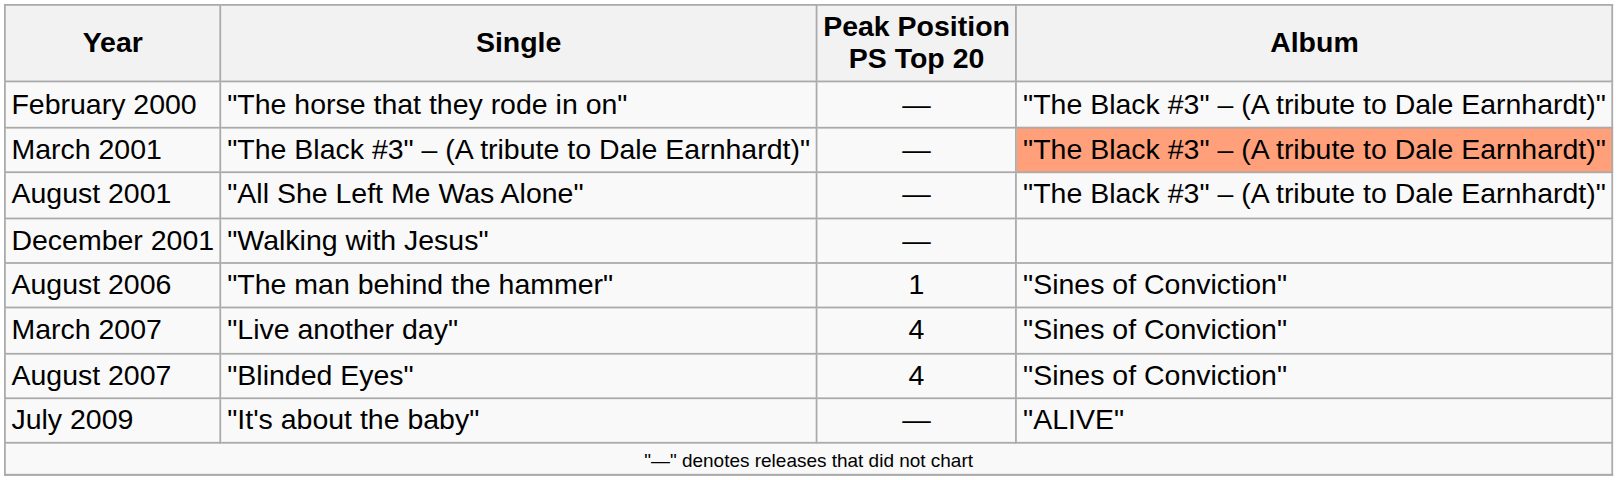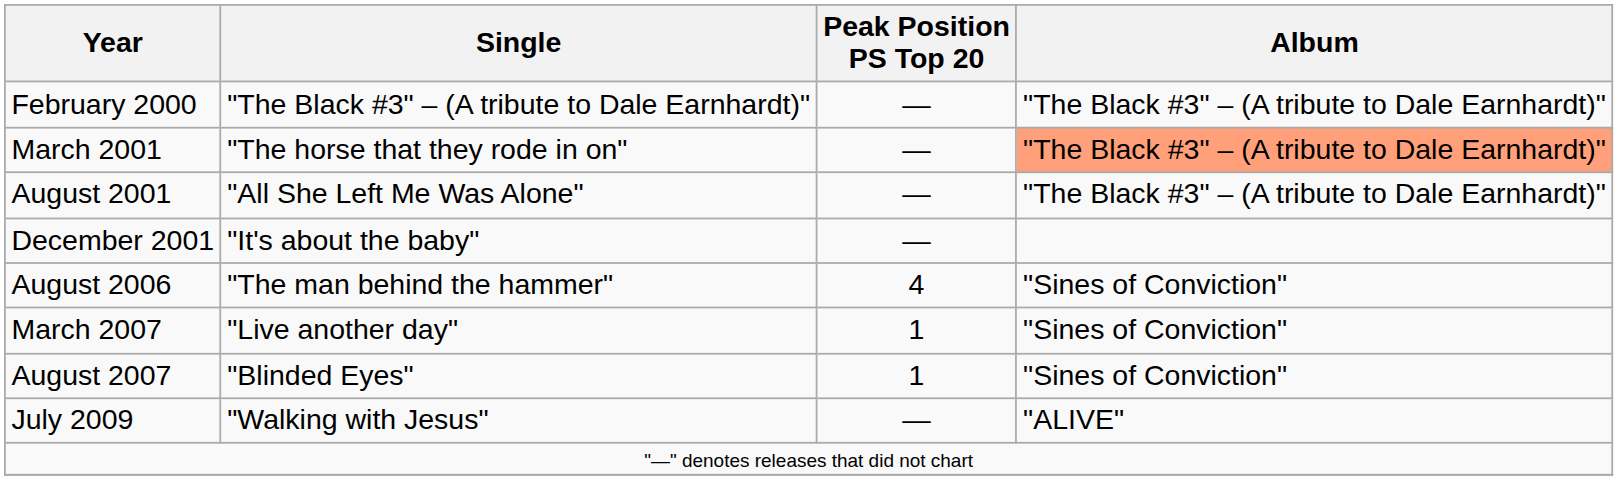(427, 104) "The horse that they rode in on" -> (519, 104) "The Black #3" – (A tribute to Dale Earnhardt)"
(519, 149) "The Black #3" – (A tribute to Dale Earnhardt)" -> (427, 149) "The horse that they rode in on"
(358, 239) "Walking with Jesus" -> (353, 239) "It's about the baby"
(917, 284) 1 -> (917, 284) 4
(917, 330) 4 -> (917, 330) 1
(917, 375) 4 -> (917, 375) 1
(353, 420) "It's about the baby" -> (358, 420) "Walking with Jesus"
